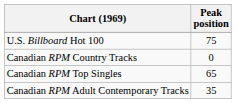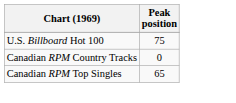- row: (98, 90)
